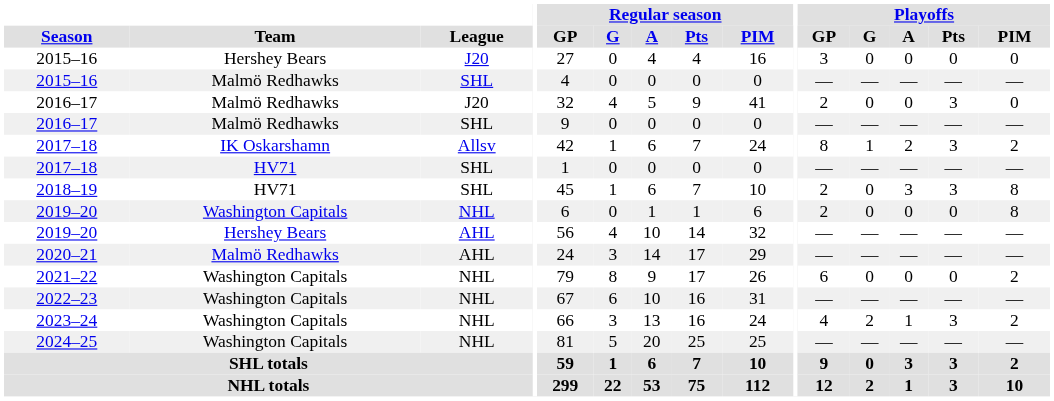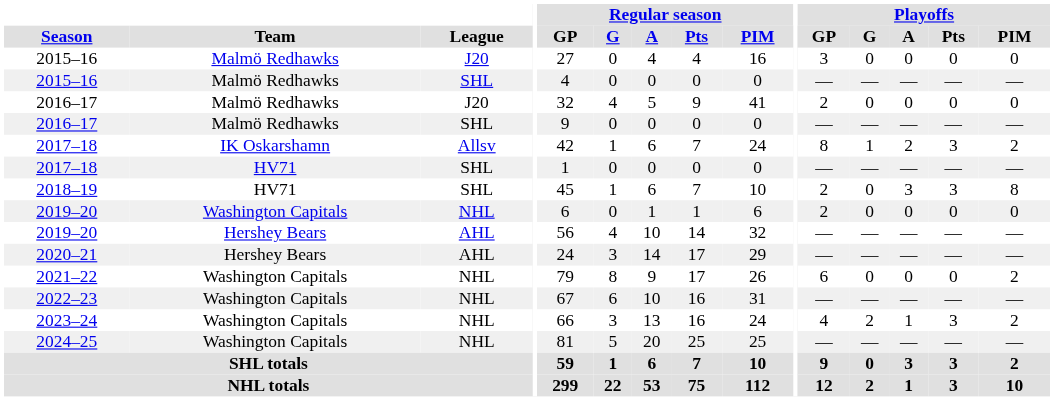(275, 58) Hershey Bears -> (275, 58) Malmö Redhawks
(953, 102) 3 -> (953, 102) 0
(1014, 211) 8 -> (1014, 211) 0
(275, 254) Malmö Redhawks -> (275, 254) Hershey Bears
